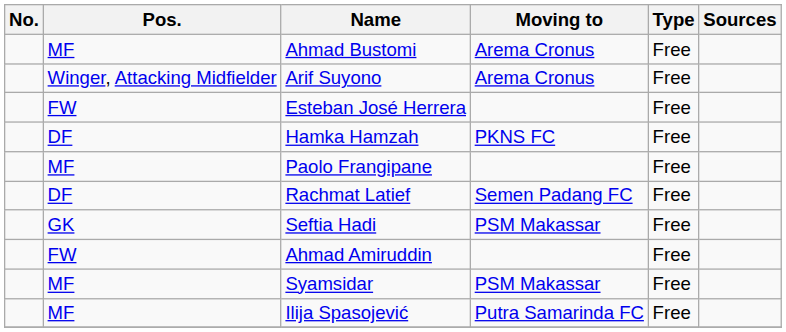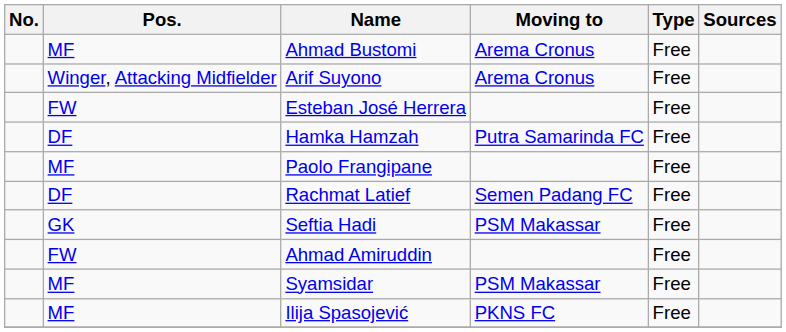(515, 137) PKNS FC -> (559, 137) Putra Samarinda FC
(559, 313) Putra Samarinda FC -> (515, 313) PKNS FC
